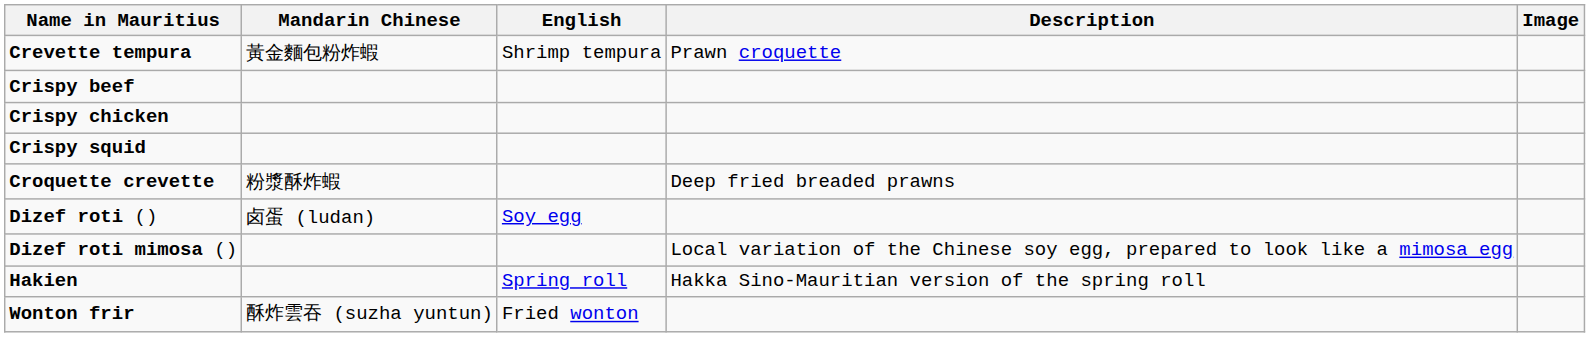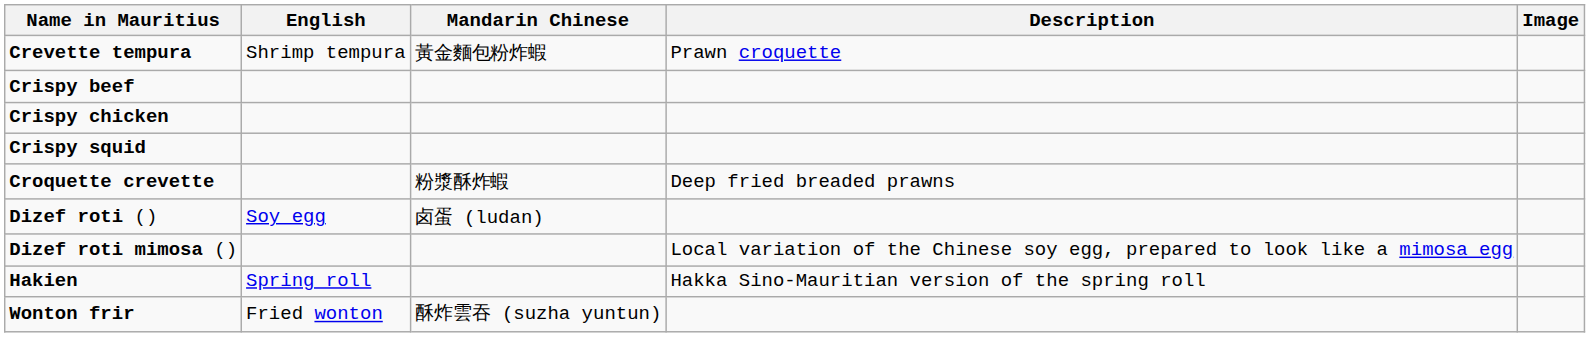columns swapped: (369, 20) <-> (582, 20)
